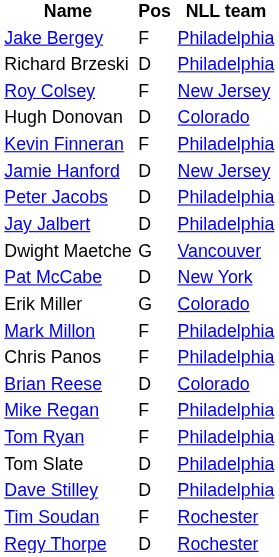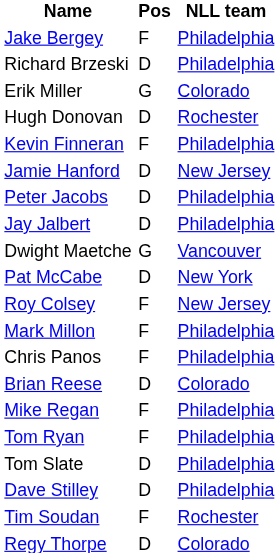rows swapped: (50, 91) <-> (43, 304)
(214, 117) Colorado -> (218, 117) Rochester
(218, 544) Rochester -> (214, 544) Colorado
